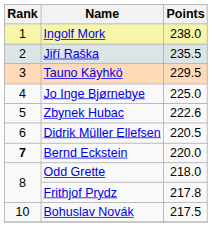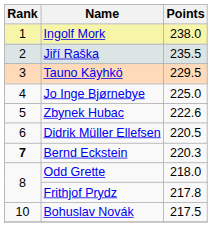(186, 152) 220.0 -> (186, 152) 220.3
